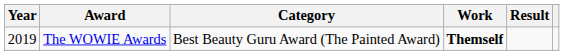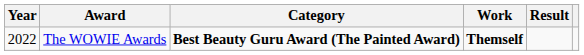(22, 38) 2019 -> (22, 38) 2022
(306, 38) normal -> (316, 38) bold
